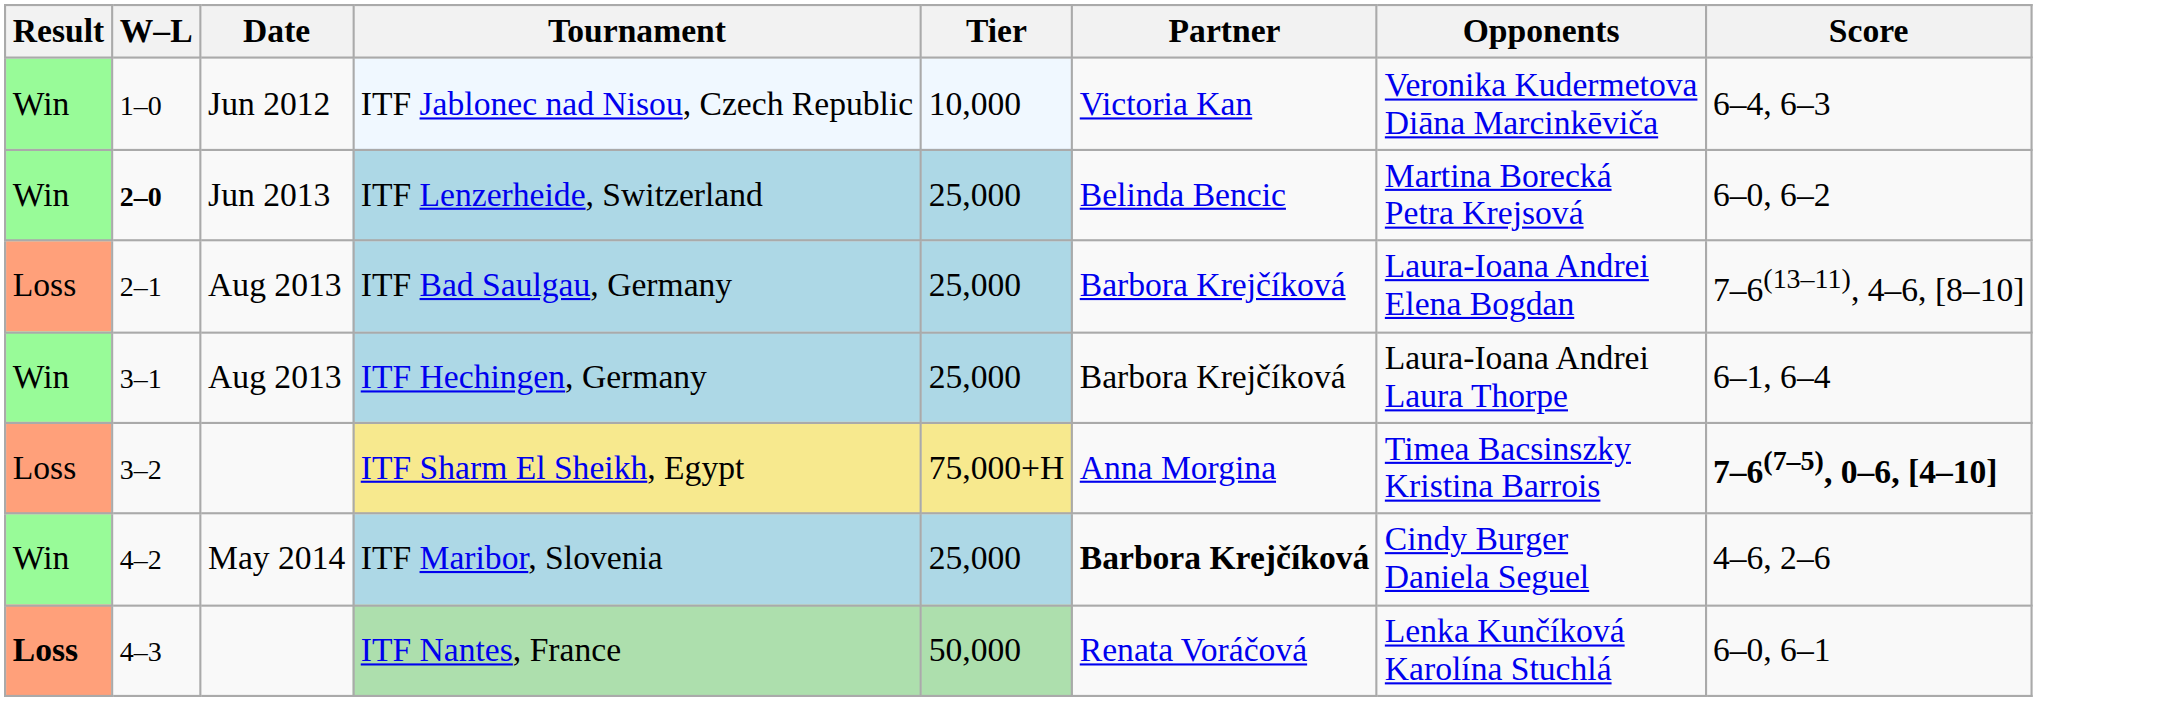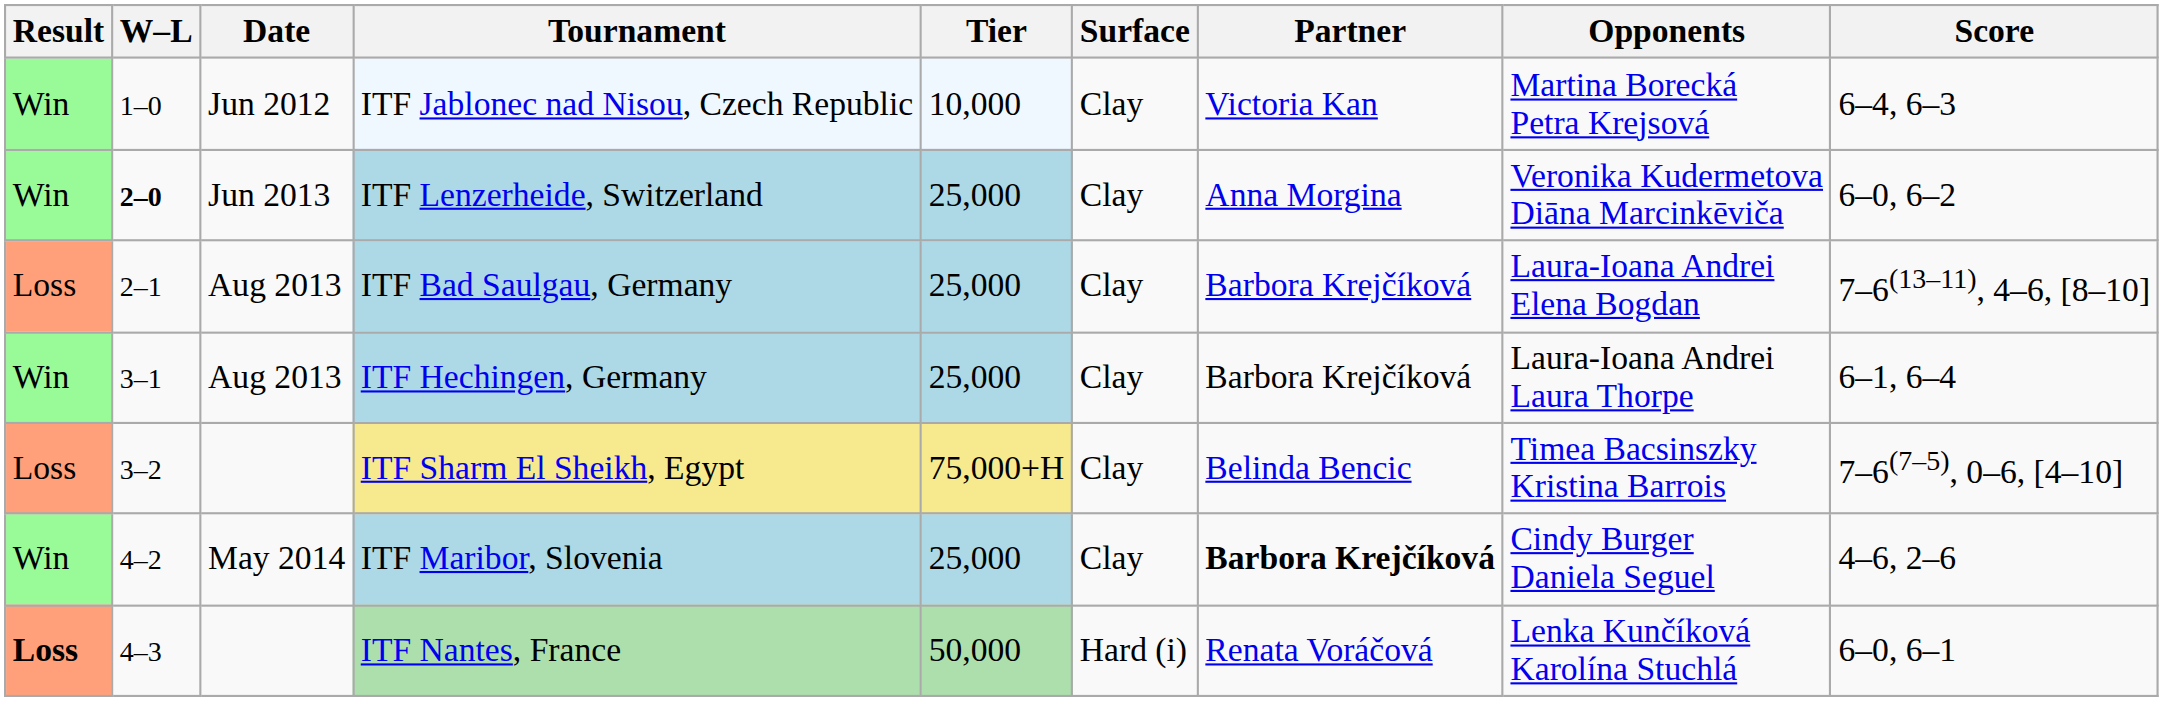+ column: (1135, 31)
(1541, 103) Veronika Kudermetova Diāna Marcinkēviča -> (1624, 103) Martina Borecká Petra Krejsová
(1183, 194) Belinda Bencic -> (1304, 194) Anna Morgina
(1498, 194) Martina Borecká Petra Krejsová -> (1667, 194) Veronika Kudermetova Diāna Marcinkēviča
(1178, 467) Anna Morgina -> (1308, 467) Belinda Bencic
(1855, 467) bold -> (1981, 467) normal
